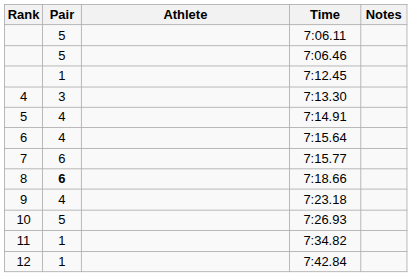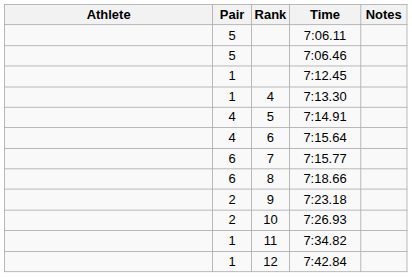columns swapped: (24, 14) <-> (185, 14)
(62, 96) 3 -> (232, 96) 1
(62, 179) bold -> (232, 179) normal
(62, 199) 4 -> (232, 199) 2
(62, 220) 5 -> (232, 220) 2
